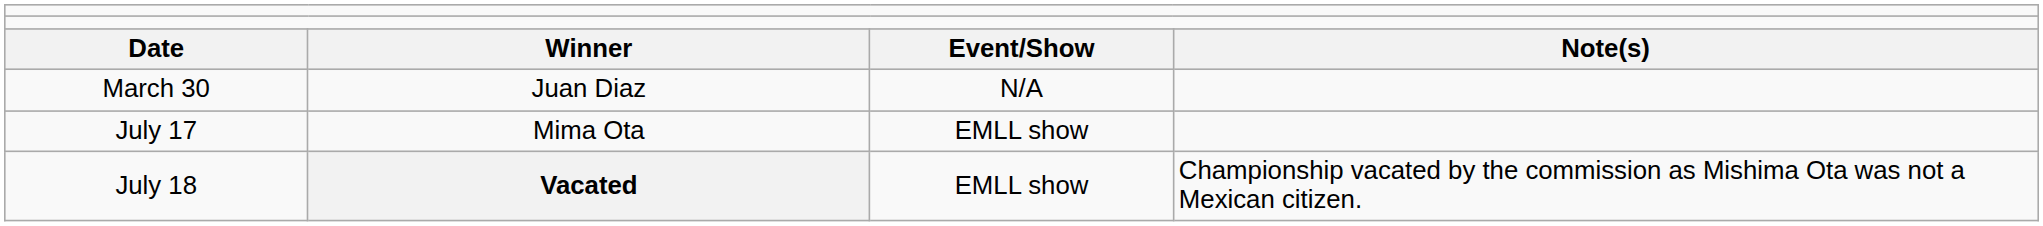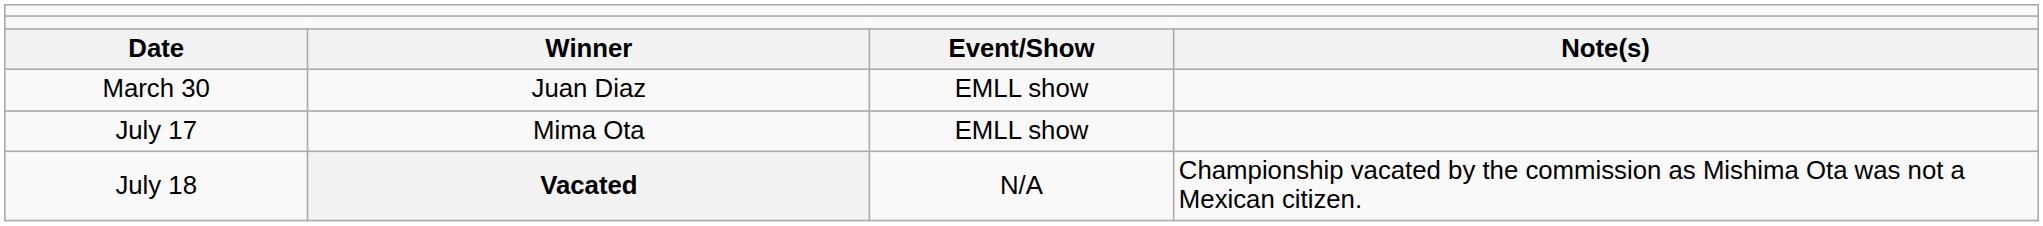(1021, 89) N/A -> (1021, 89) EMLL show
(1021, 185) EMLL show -> (1021, 185) N/A
